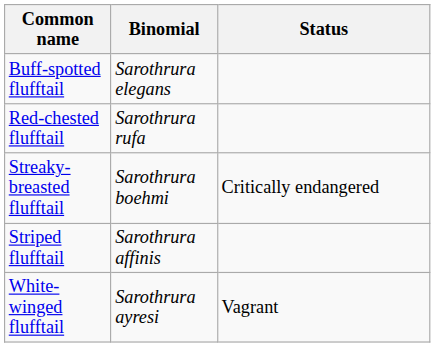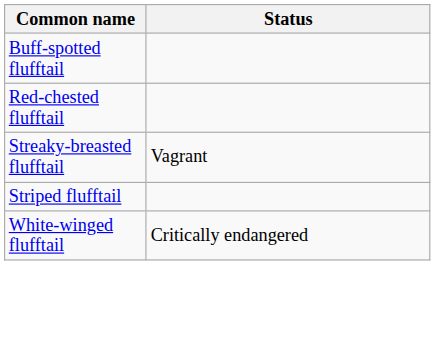- column: (164, 29)
(300, 187) Critically endangered -> (179, 157) Vagrant
(250, 307) Vagrant -> (229, 235) Critically endangered
